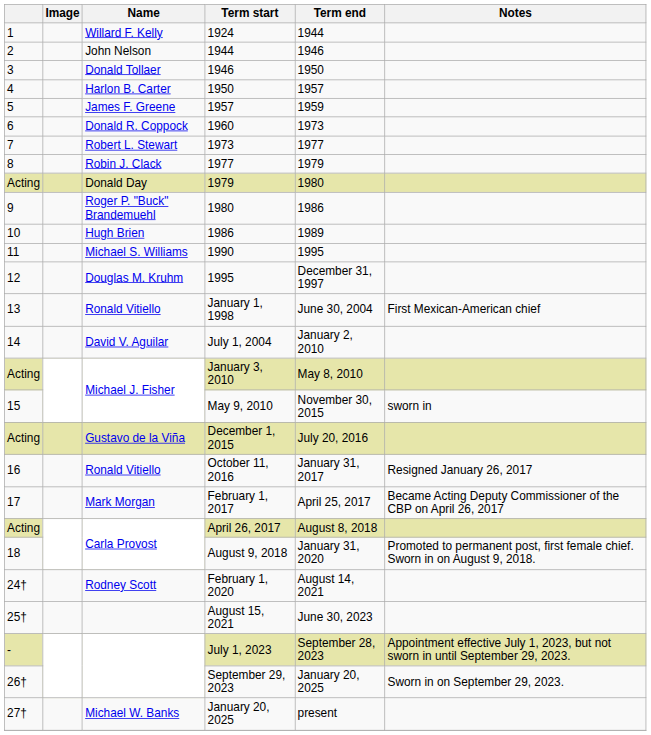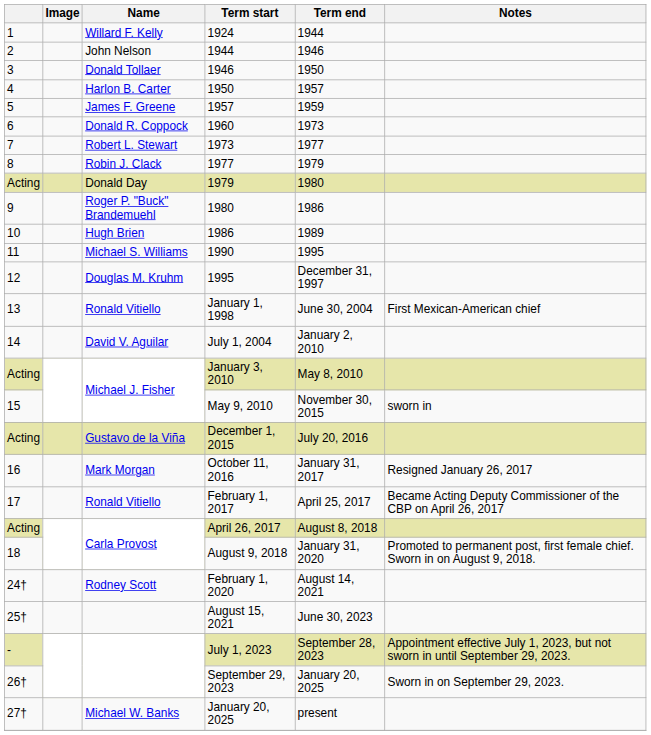(123, 470) Ronald Vitiello -> (120, 470) Mark Morgan
(120, 502) Mark Morgan -> (123, 502) Ronald Vitiello
